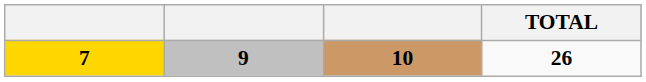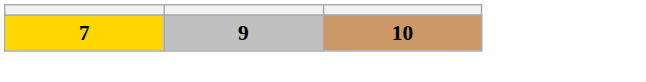- column: (561, 22)
